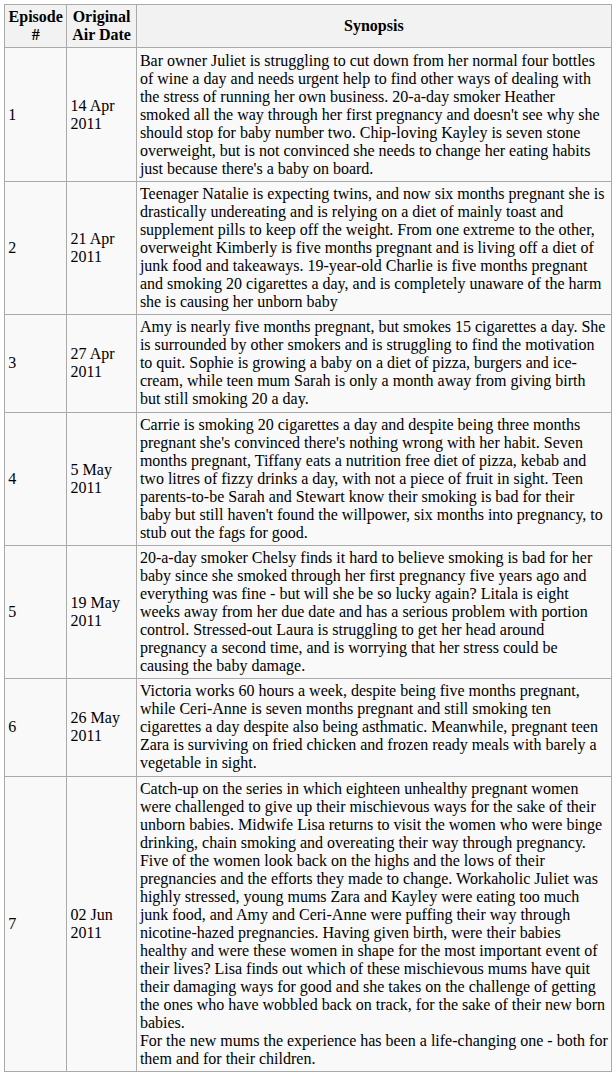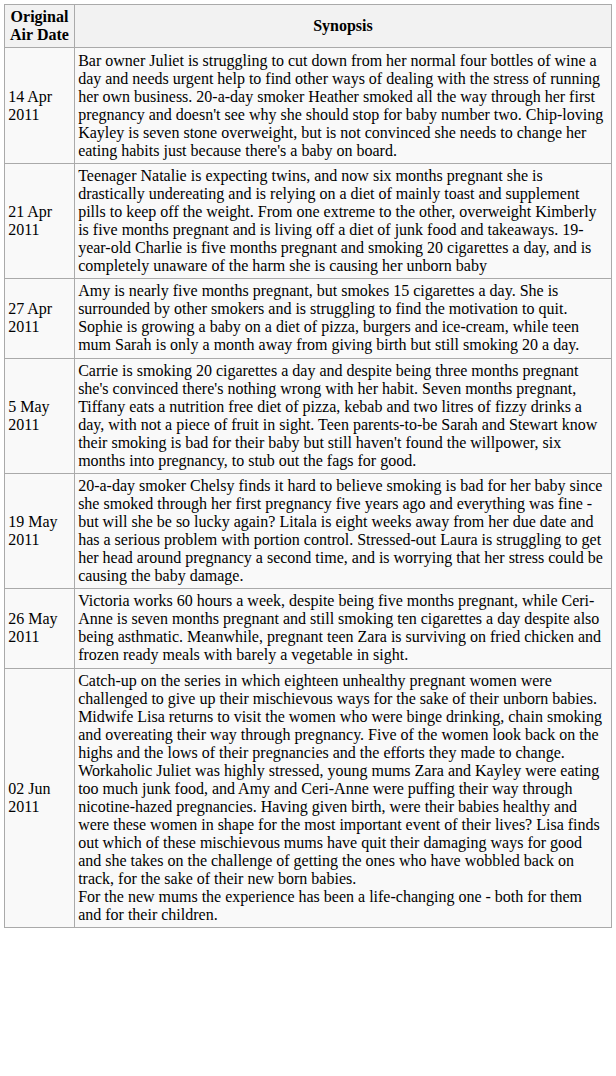- column: (36, 26)
